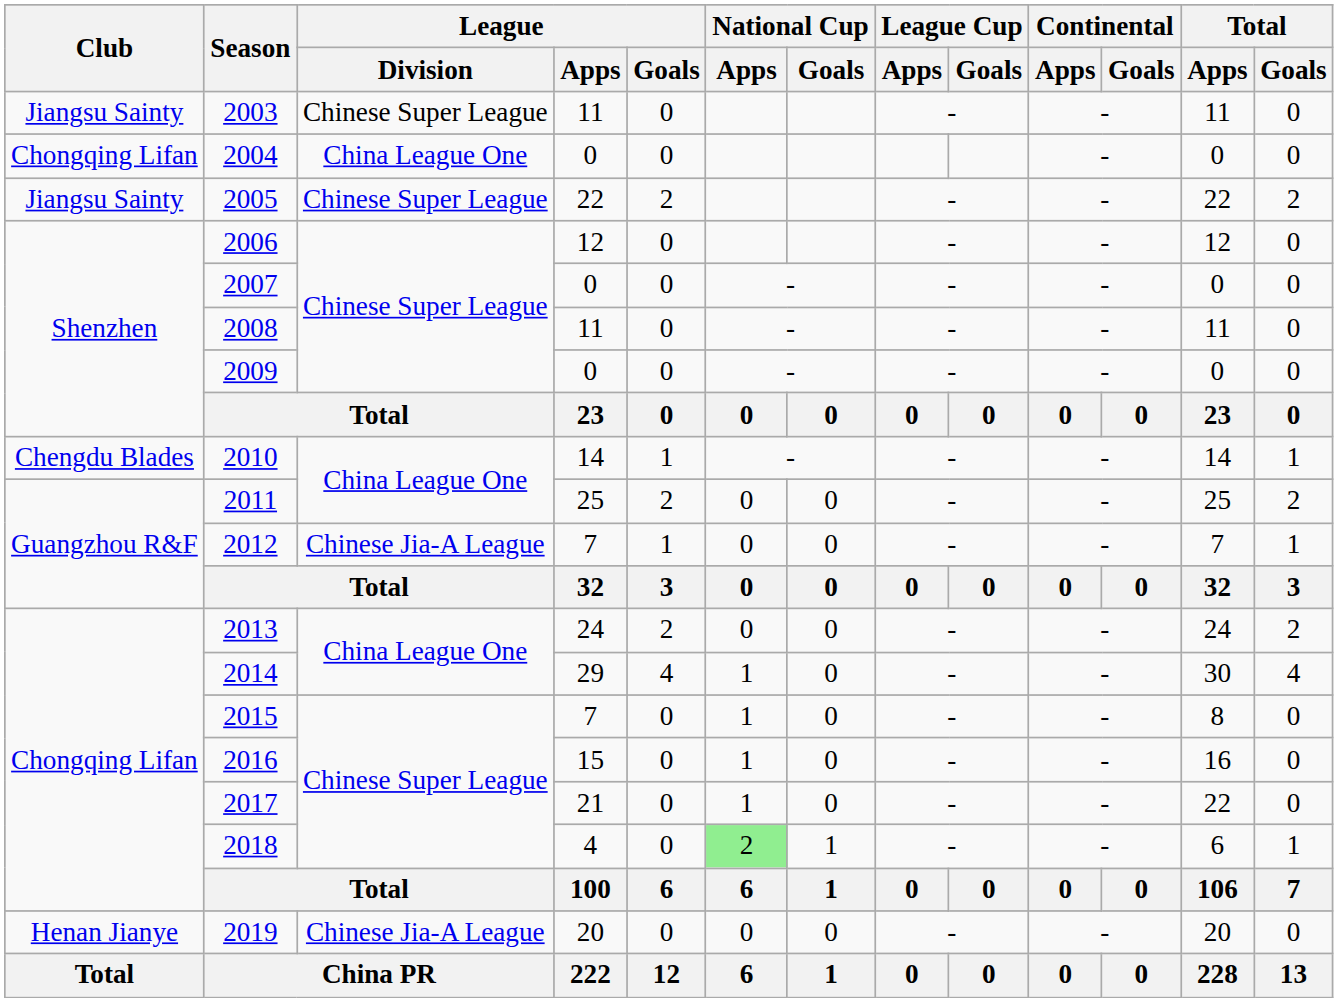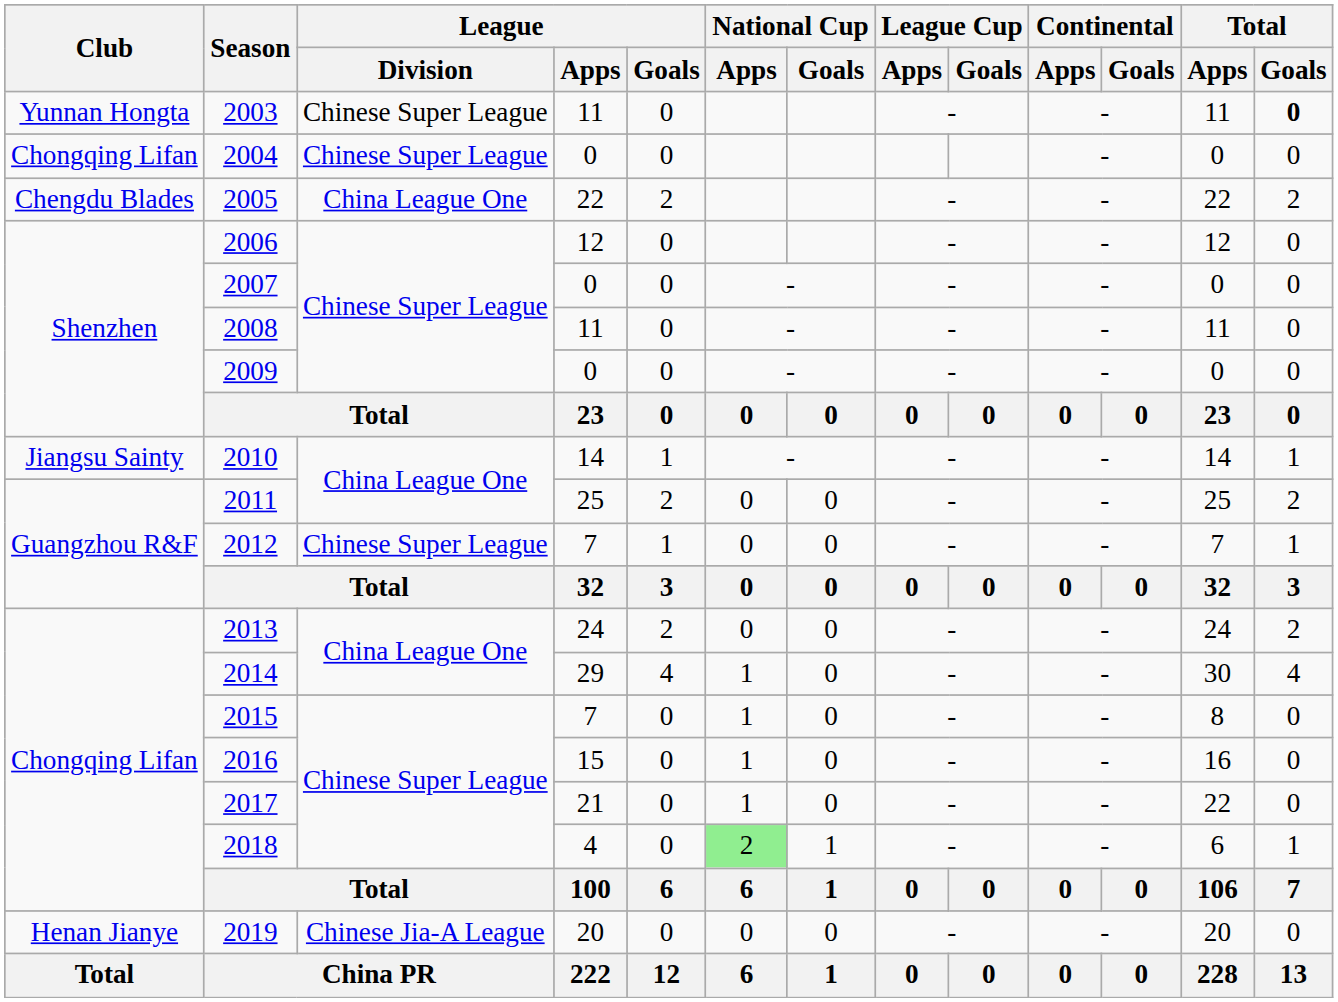(104, 112) Jiangsu Sainty -> (104, 112) Yunnan Hongta
(1293, 112) normal -> (1293, 112) bold
(425, 155) China League One -> (425, 155) Chinese Super League
(104, 198) Jiangsu Sainty -> (104, 198) Chengdu Blades
(425, 198) Chinese Super League -> (425, 198) China League One
(104, 457) Chengdu Blades -> (104, 457) Jiangsu Sainty
(425, 543) Chinese Jia-A League -> (425, 543) Chinese Super League
